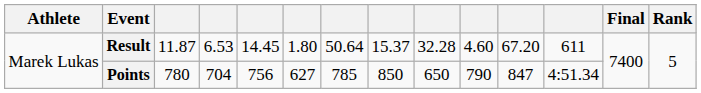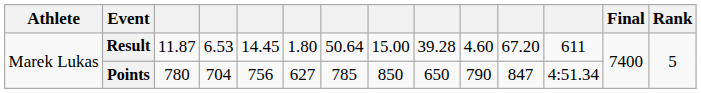(391, 46) 15.37 -> (391, 46) 15.00
(437, 46) 32.28 -> (437, 46) 39.28
